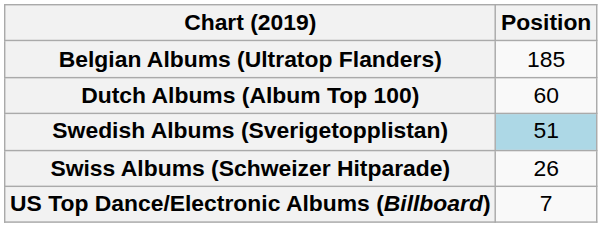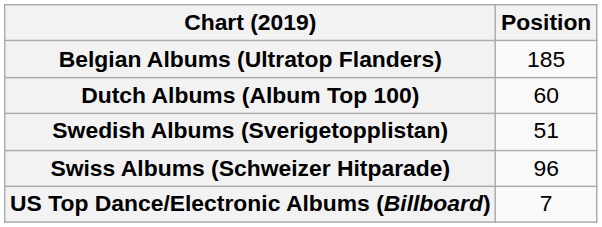(546, 131) lightblue background -> (546, 131) no background
(546, 167) 26 -> (546, 167) 96
